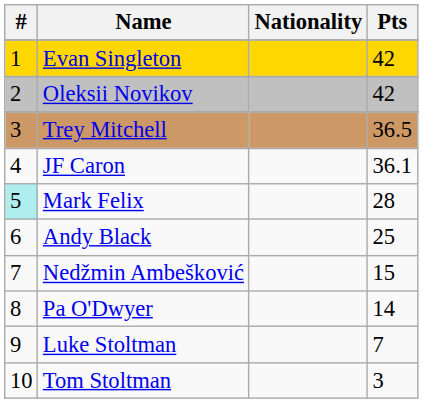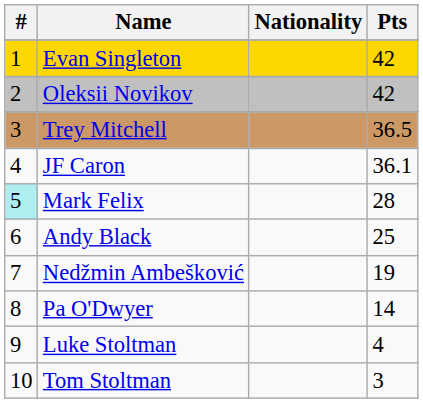(384, 272) 15 -> (384, 272) 19
(378, 344) 7 -> (378, 344) 4
